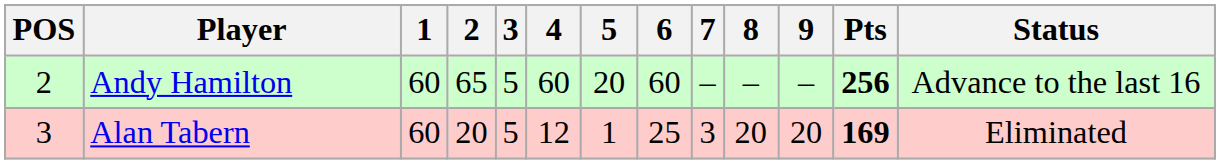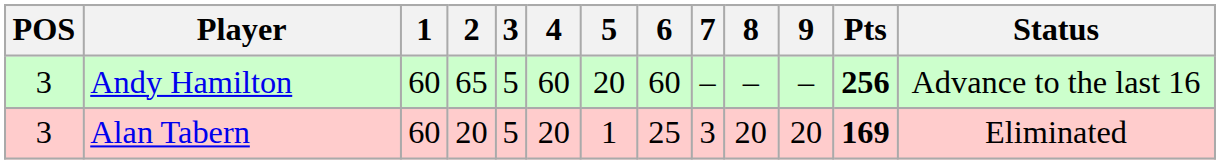(44, 81) 2 -> (44, 81) 3
(554, 132) 12 -> (554, 132) 20
